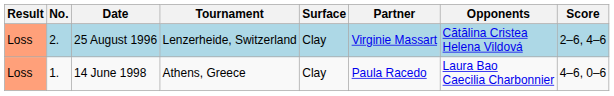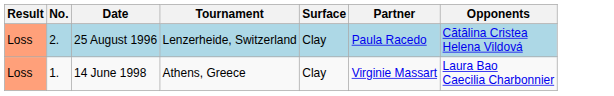- column: (583, 13)
(394, 40) Virginie Massart -> (389, 40) Paula Racedo
(389, 73) Paula Racedo -> (394, 73) Virginie Massart
